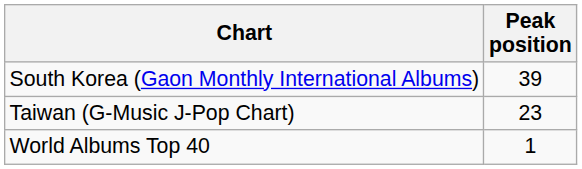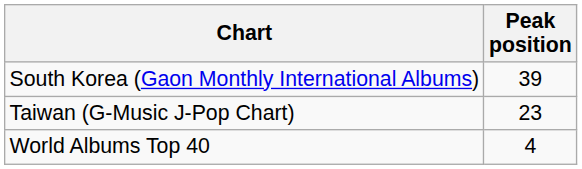(530, 146) 1 -> (530, 146) 4
